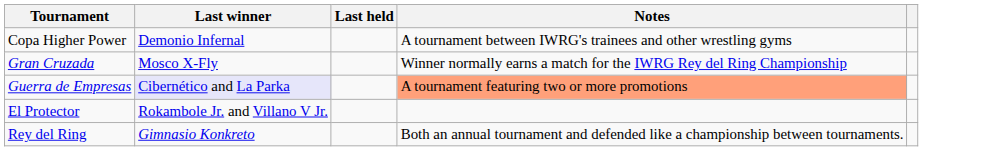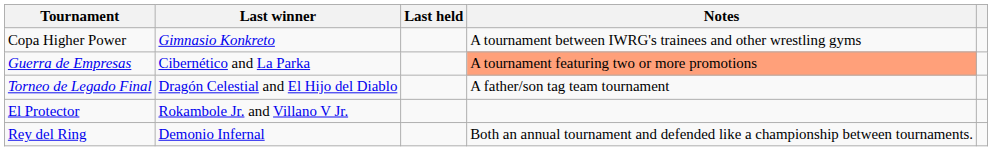(191, 39) Demonio Infernal -> (217, 39) Gimnasio Konkreto
- row: (51, 63)
(214, 87) lavender background -> (234, 63) no background
+ row: (80, 87)
(196, 134) Gimnasio Konkreto -> (212, 134) Demonio Infernal
